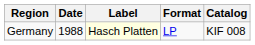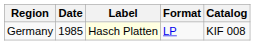(71, 31) 1988 -> (71, 31) 1985
